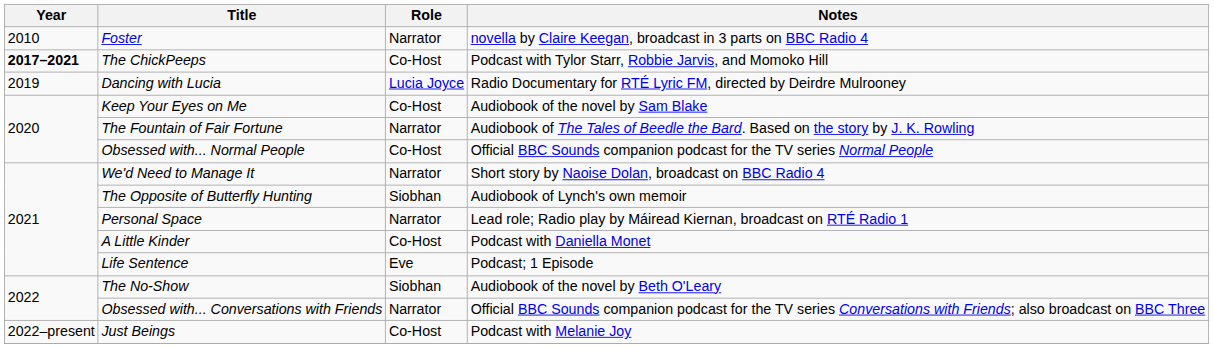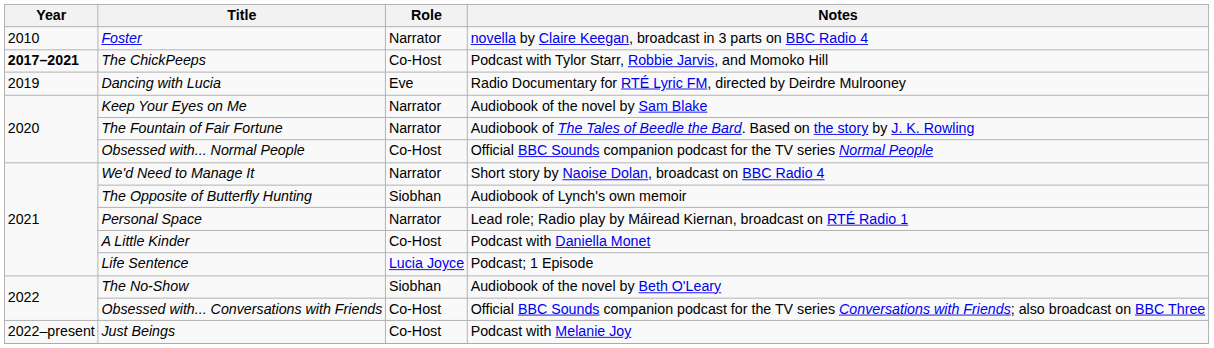(427, 83) Lucia Joyce -> (401, 83) Eve
(415, 106) Co-Host -> (415, 106) Narrator
(401, 264) Eve -> (427, 264) Lucia Joyce
(415, 309) Narrator -> (415, 309) Co-Host
